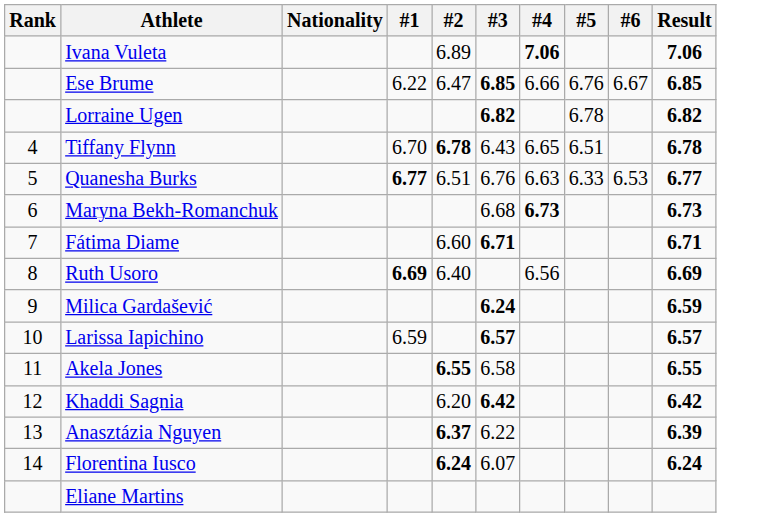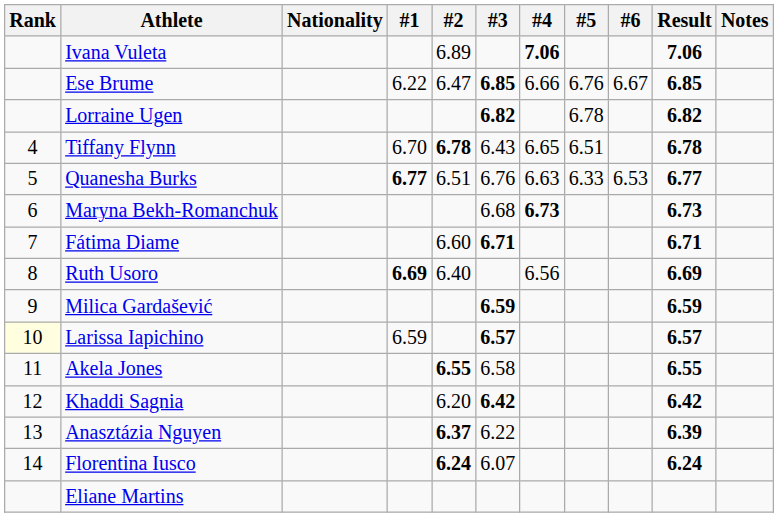+ column: (745, 20)
(498, 305) 6.24 -> (498, 305) 6.59
(33, 337) no background -> (33, 337) lightyellow background
